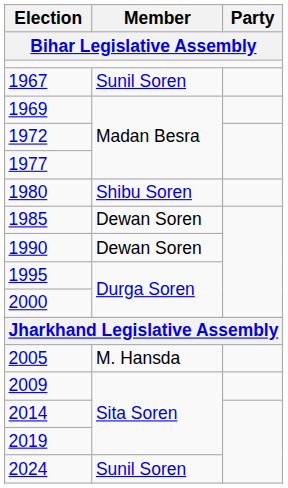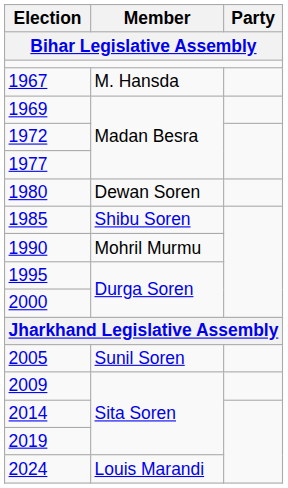(141, 81) Sunil Soren -> (137, 81) M. Hansda
(144, 192) Shibu Soren -> (147, 192) Dewan Soren
(149, 219) Dewan Soren -> (143, 219) Shibu Soren
(149, 247) Dewan Soren -> (148, 247) Mohril Murmu
(138, 358) M. Hansda -> (140, 358) Sunil Soren
(141, 468) Sunil Soren -> (149, 468) Louis Marandi
